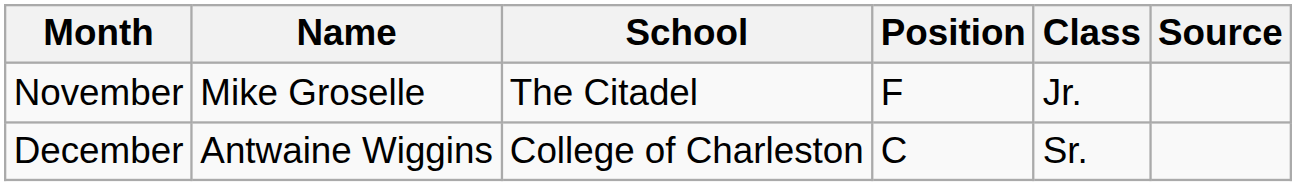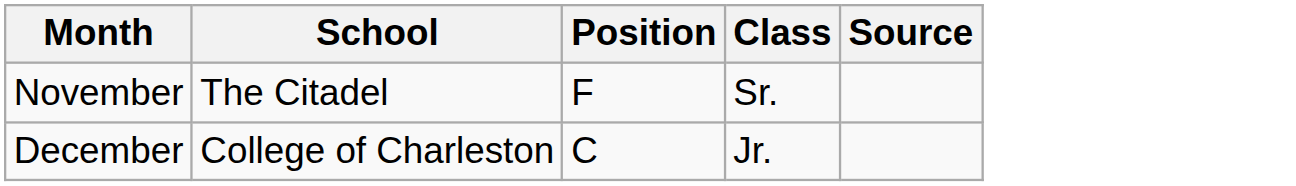- column: (347, 33)
(1062, 92) Jr. -> (756, 92) Sr.
(1065, 150) Sr. -> (753, 150) Jr.
